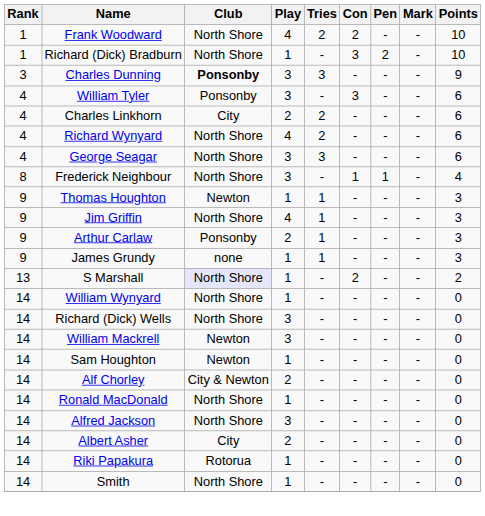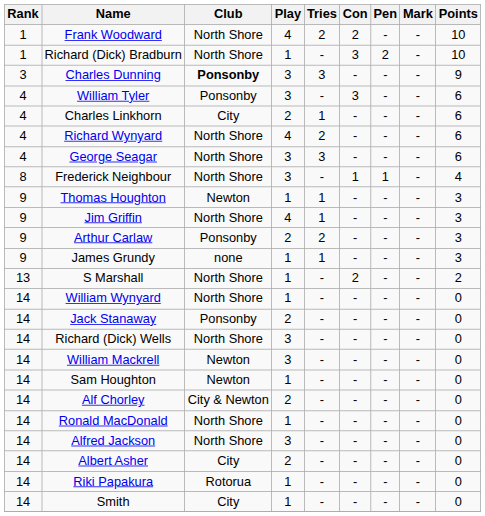(322, 116) 2 -> (322, 116) 1
(322, 237) 1 -> (322, 237) 2
(228, 278) lavender background -> (228, 278) no background
+ row: (113, 319)
(228, 481) North Shore -> (228, 501) City
